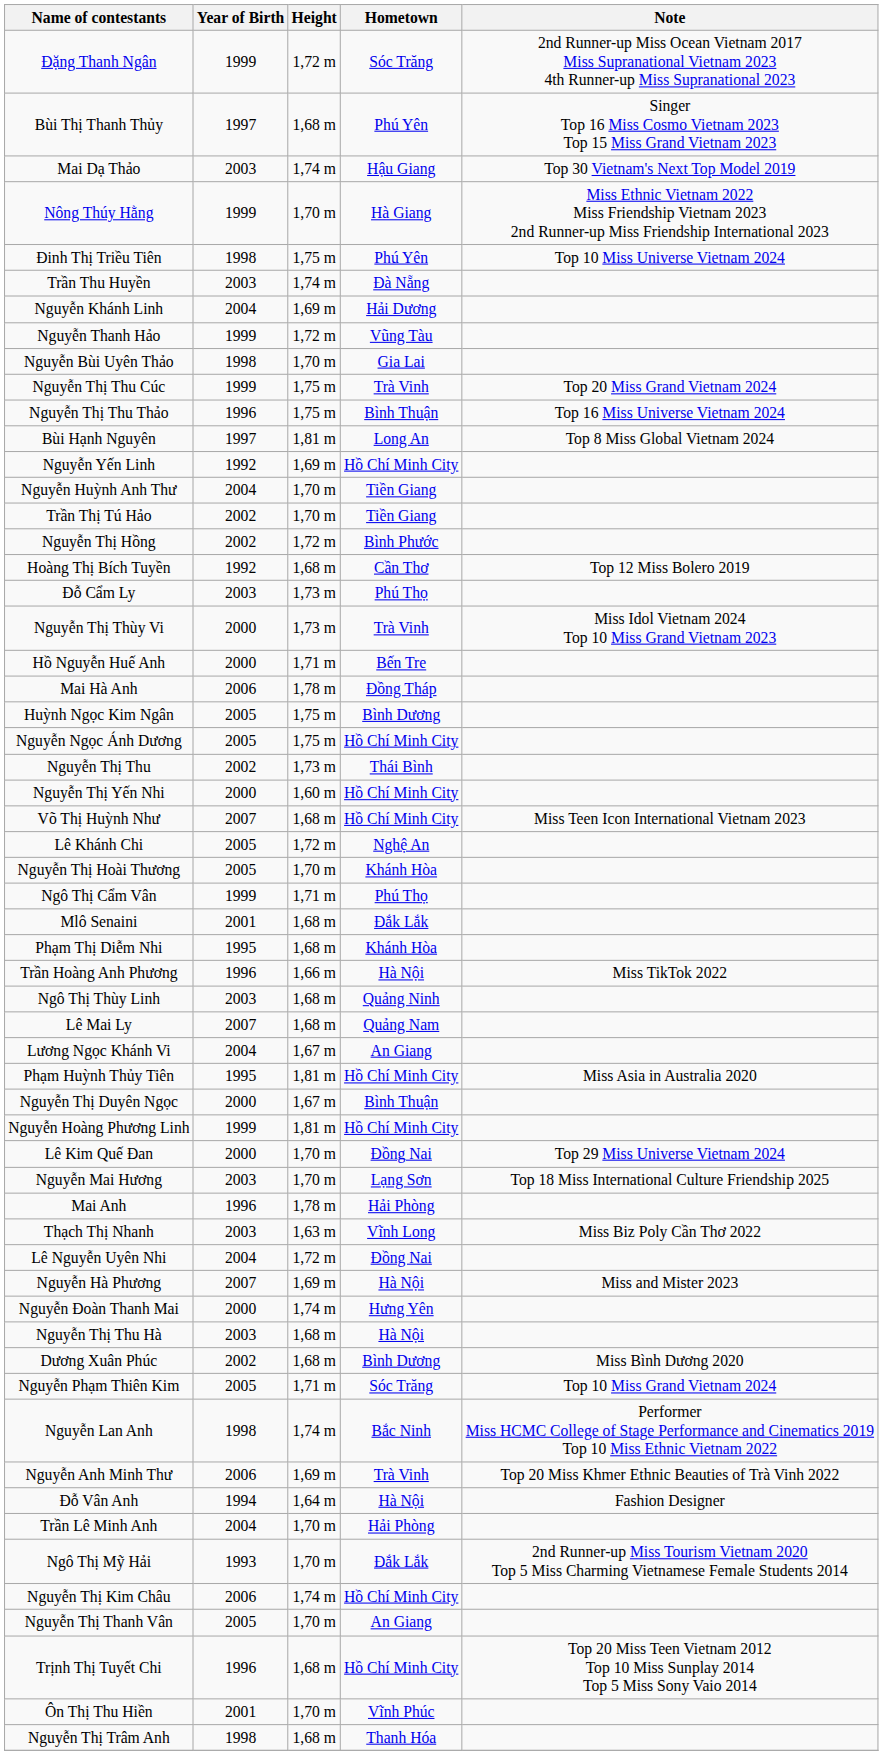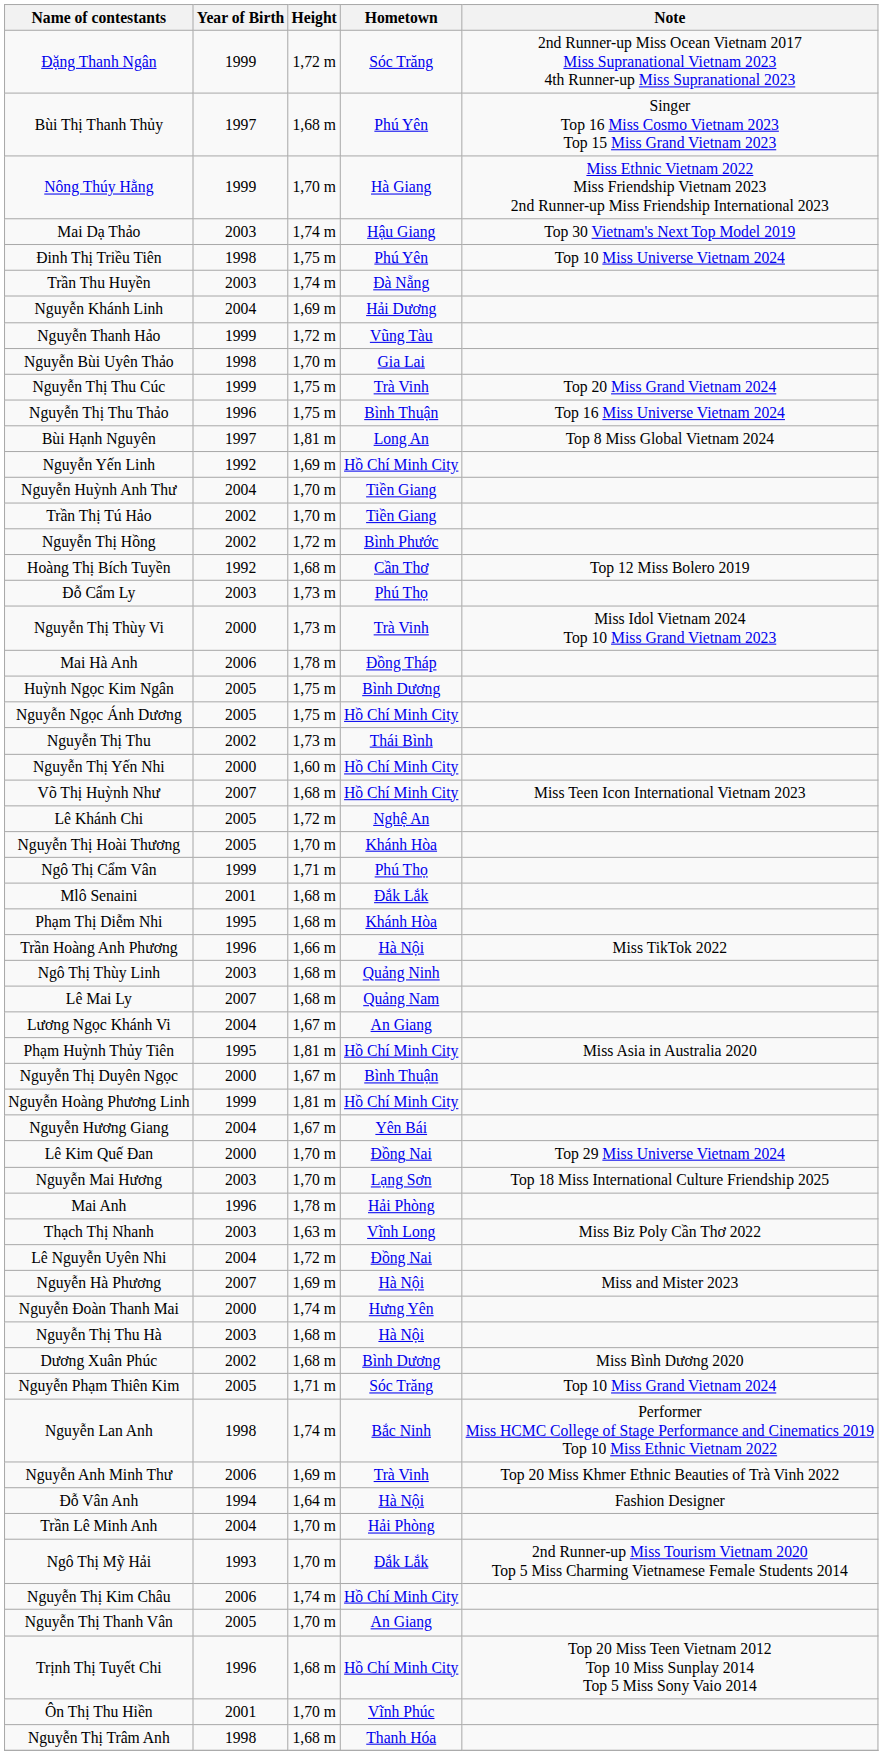rows swapped: (99, 213) <-> (99, 169)
- row: (99, 663)
+ row: (99, 1128)
